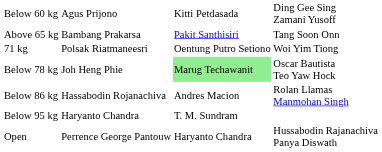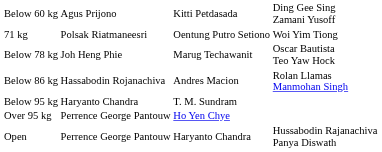- row: (31, 34)
(213, 69) lightgreen background -> (213, 54) no background
+ row: (28, 116)
